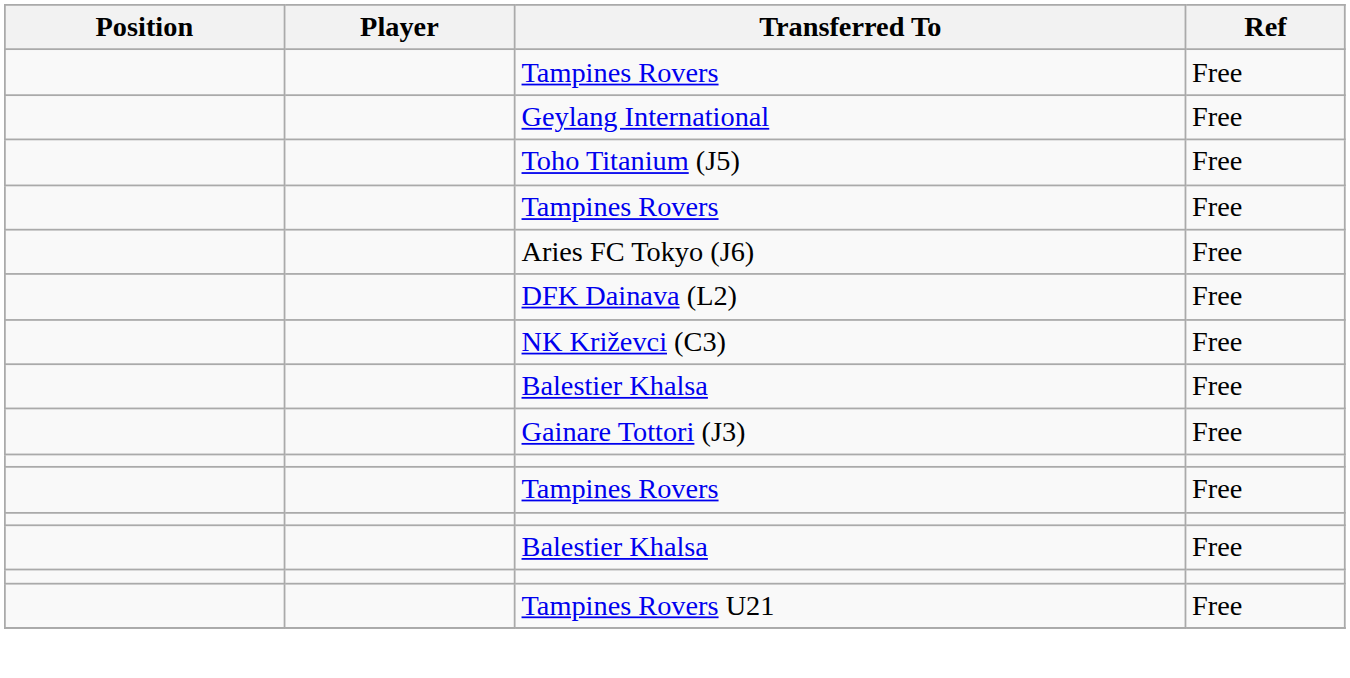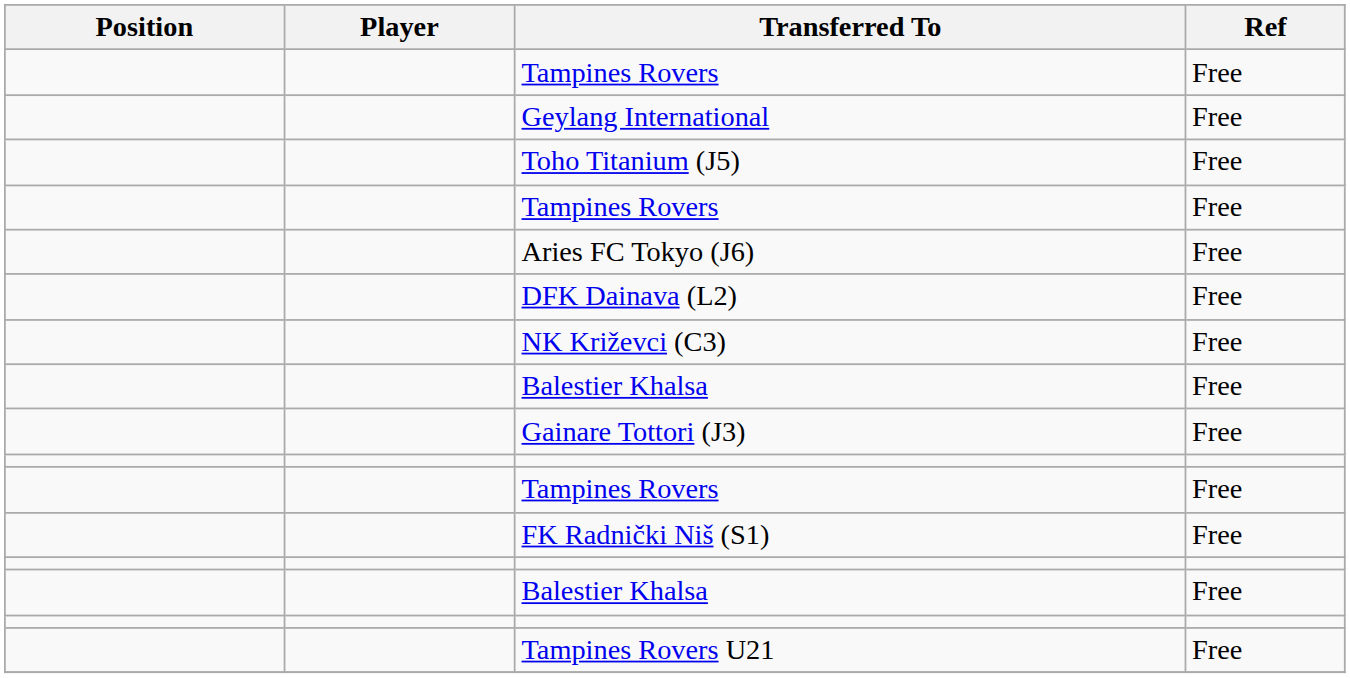+ row: (645, 534)
